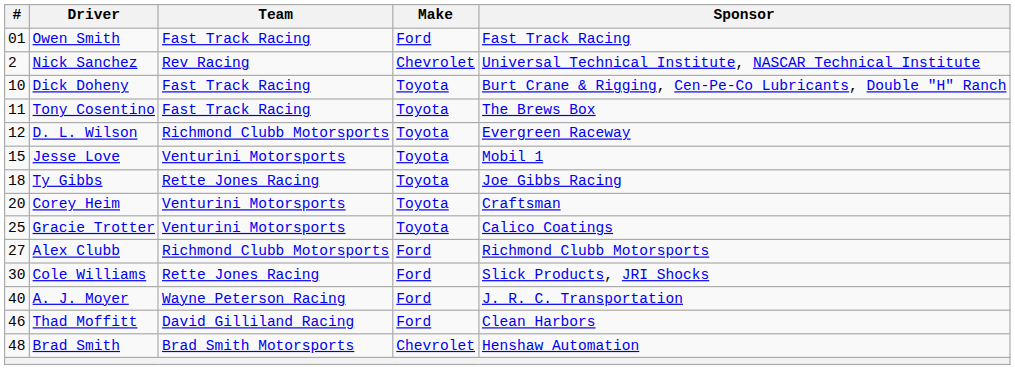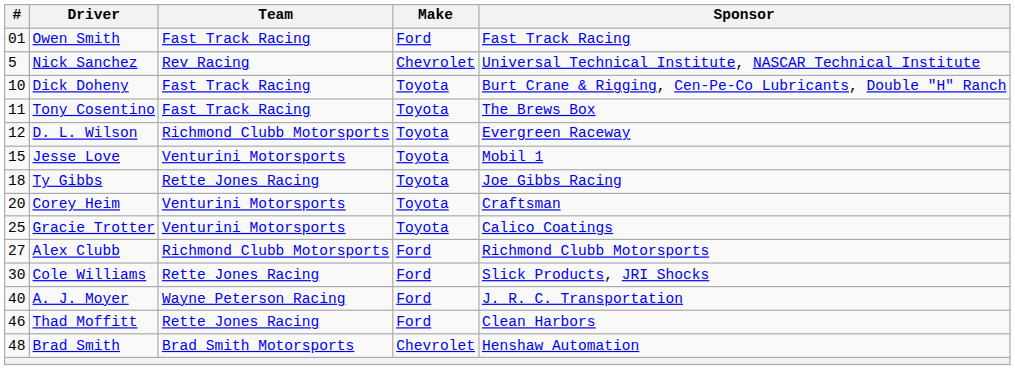(12, 64) 2 -> (12, 64) 5
(258, 323) David Gilliland Racing -> (241, 323) Rette Jones Racing
